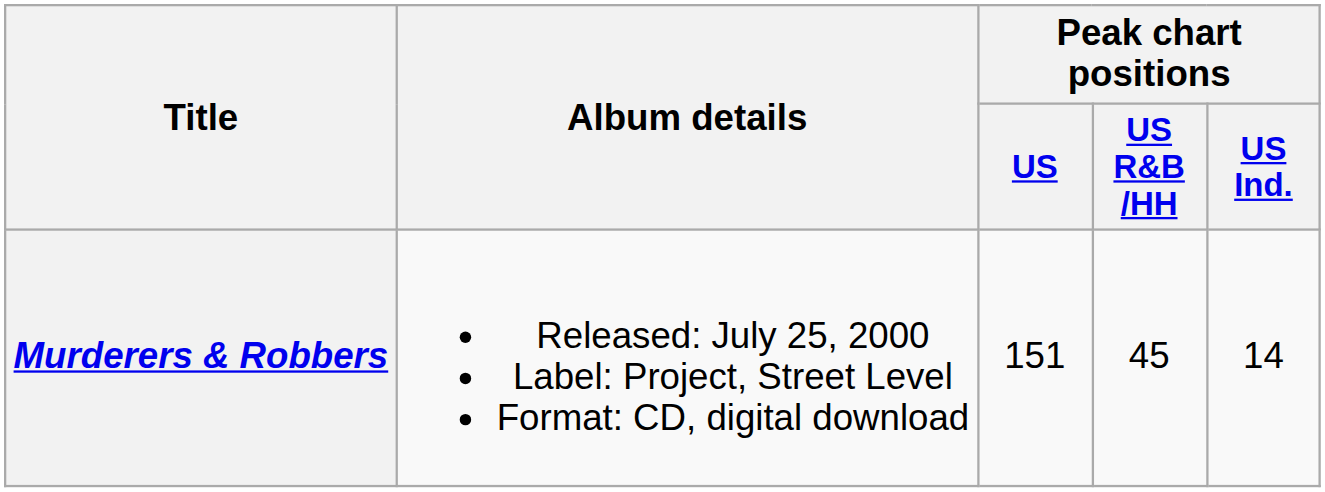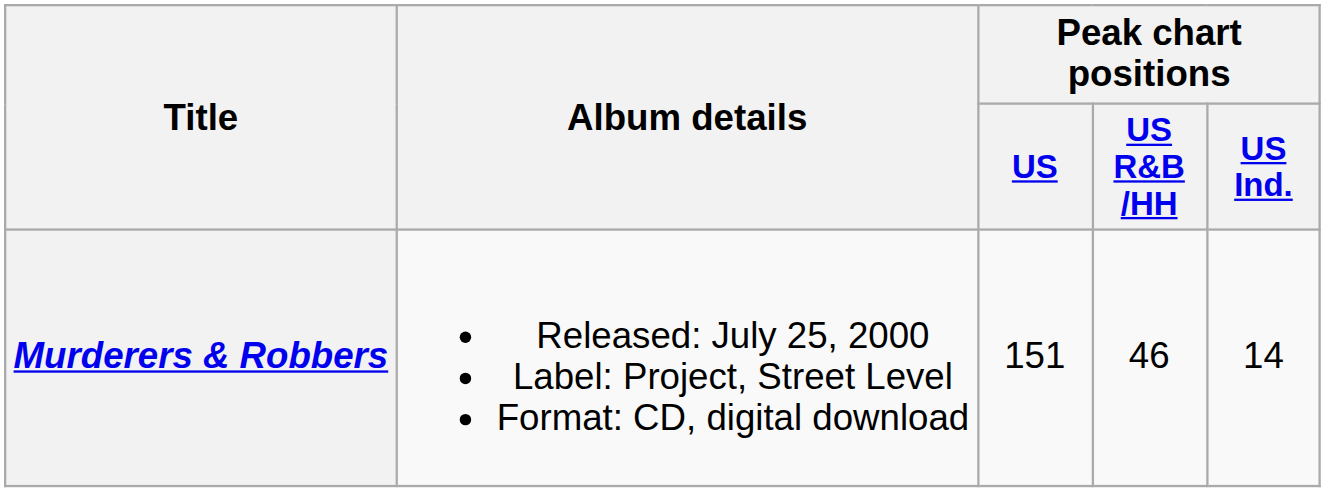(1149, 356) 45 -> (1149, 356) 46
